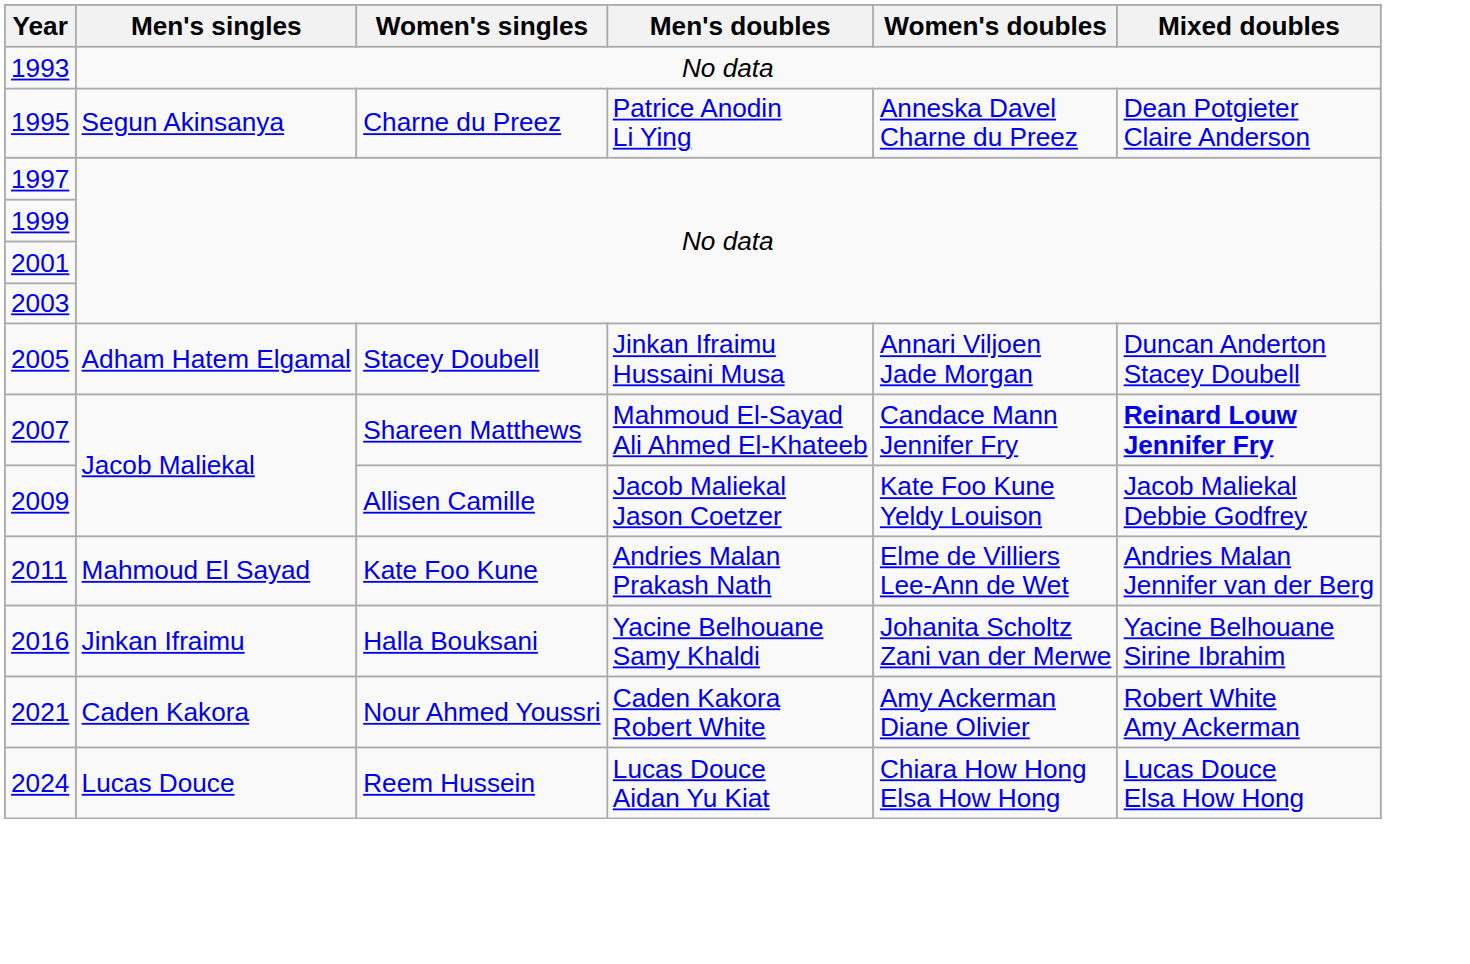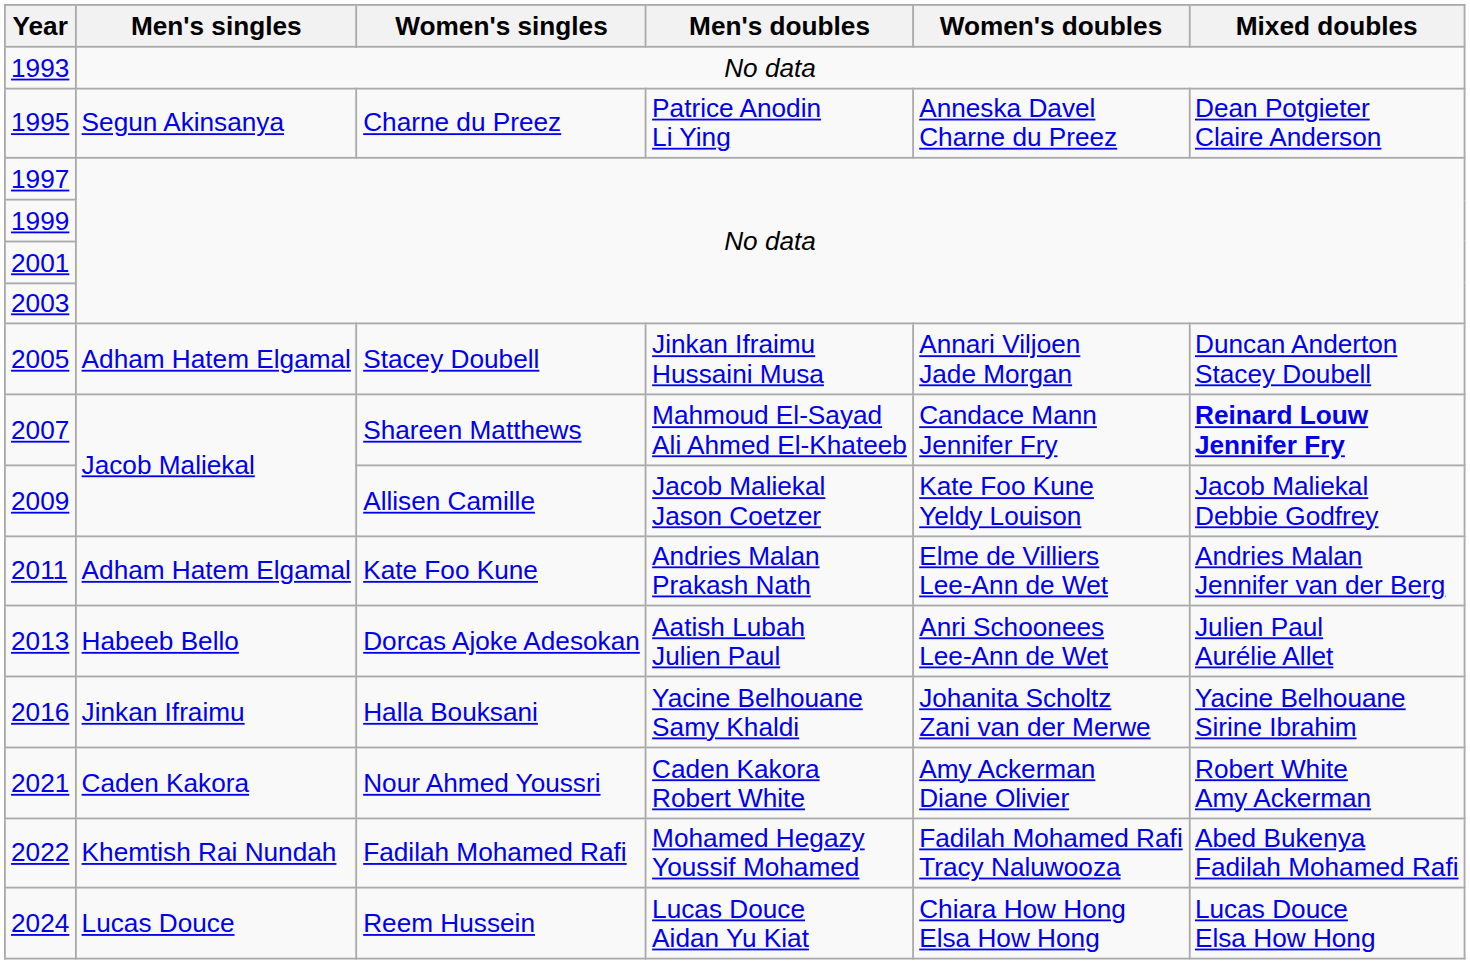(196, 571) Mahmoud El Sayad -> (216, 571) Adham Hatem Elgamal
+ row: (40, 642)
+ row: (40, 853)
